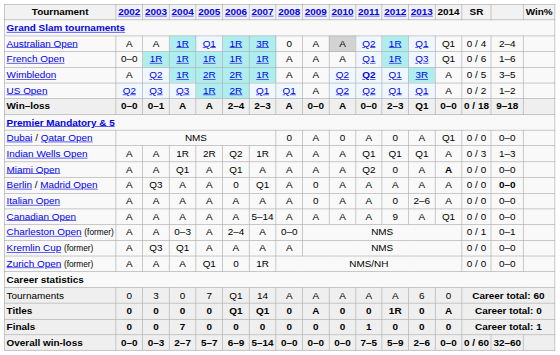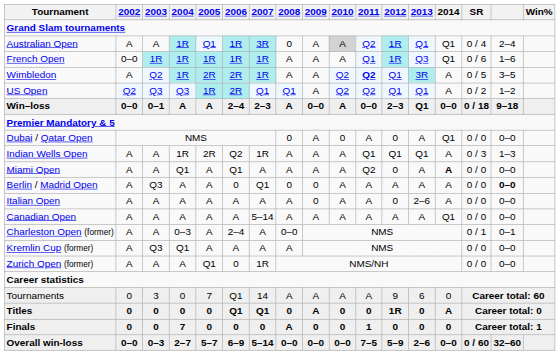(289, 185) A -> (289, 185) 0
(395, 216) 9 -> (395, 216) A
(395, 295) A -> (395, 295) 9
(289, 327) 0 -> (289, 327) A
